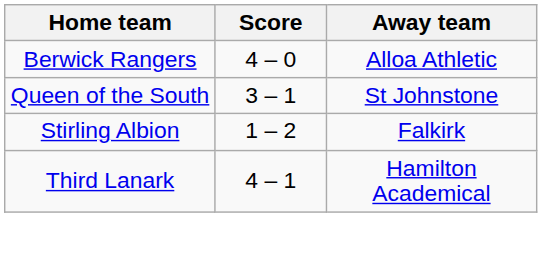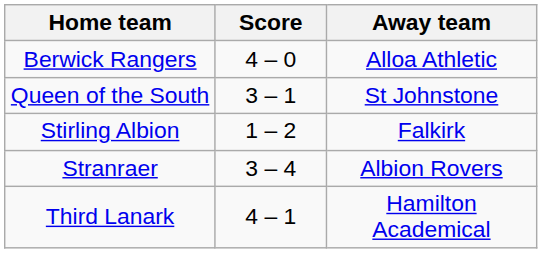+ row: (110, 167)
